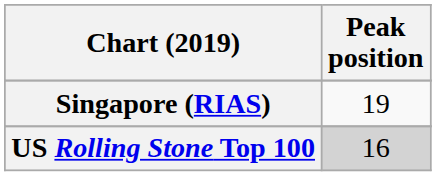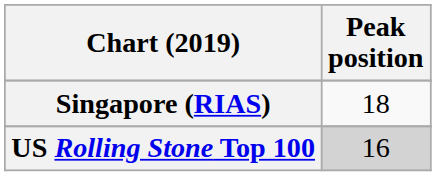(376, 103) 19 -> (376, 103) 18
